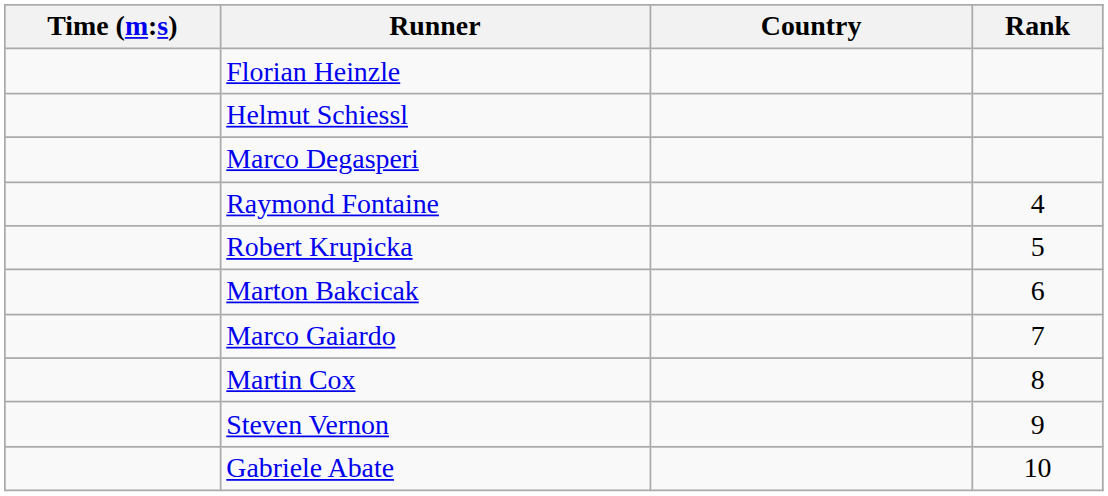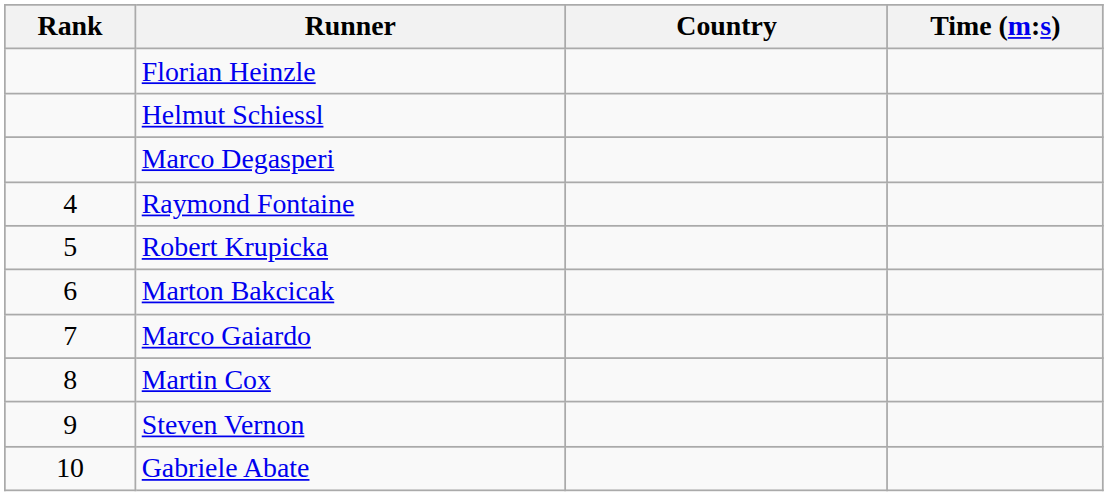columns swapped: (1038, 26) <-> (112, 26)
